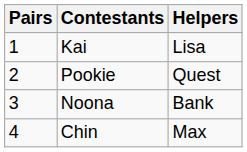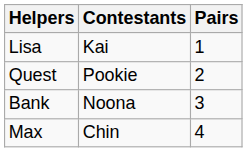columns swapped: (31, 18) <-> (205, 18)
